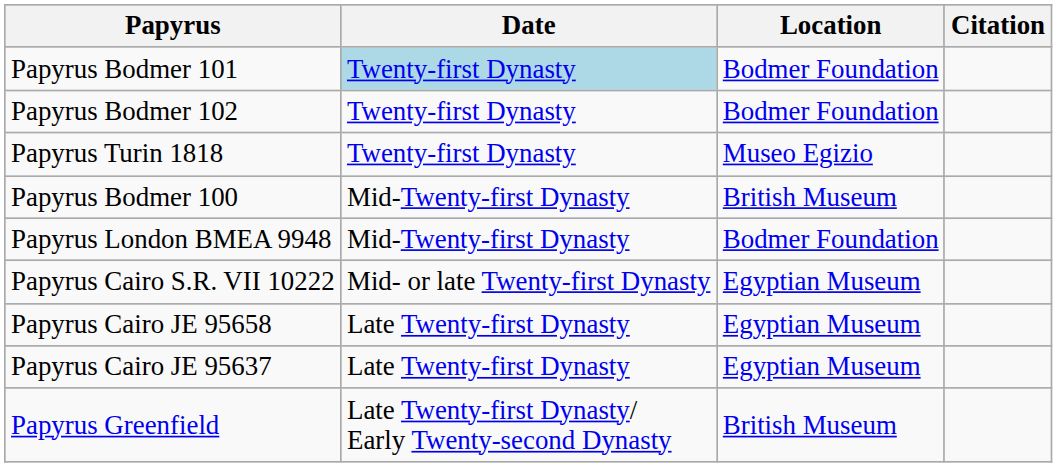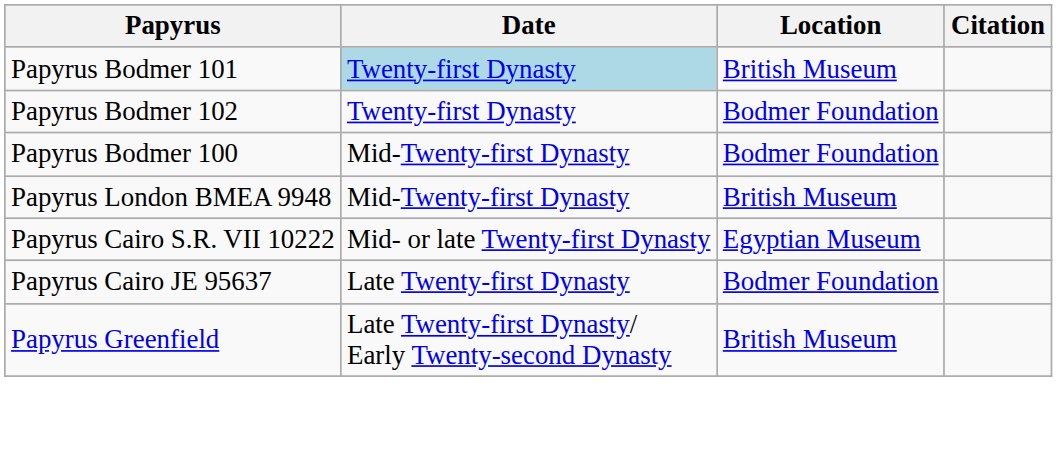(831, 68) Bodmer Foundation -> (810, 68) British Museum
- row: (117, 153)
(810, 196) British Museum -> (831, 153) Bodmer Foundation
(831, 238) Bodmer Foundation -> (810, 196) British Museum
- row: (141, 324)
(822, 366) Egyptian Museum -> (831, 281) Bodmer Foundation
